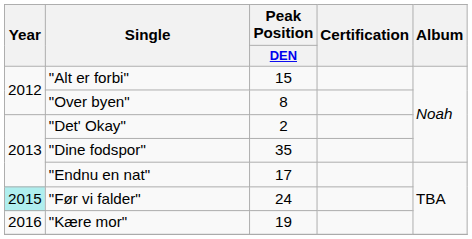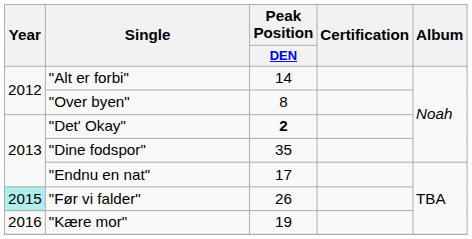(283, 78) 15 -> (283, 78) 14
(283, 126) normal -> (283, 126) bold
(283, 198) 24 -> (283, 198) 26
